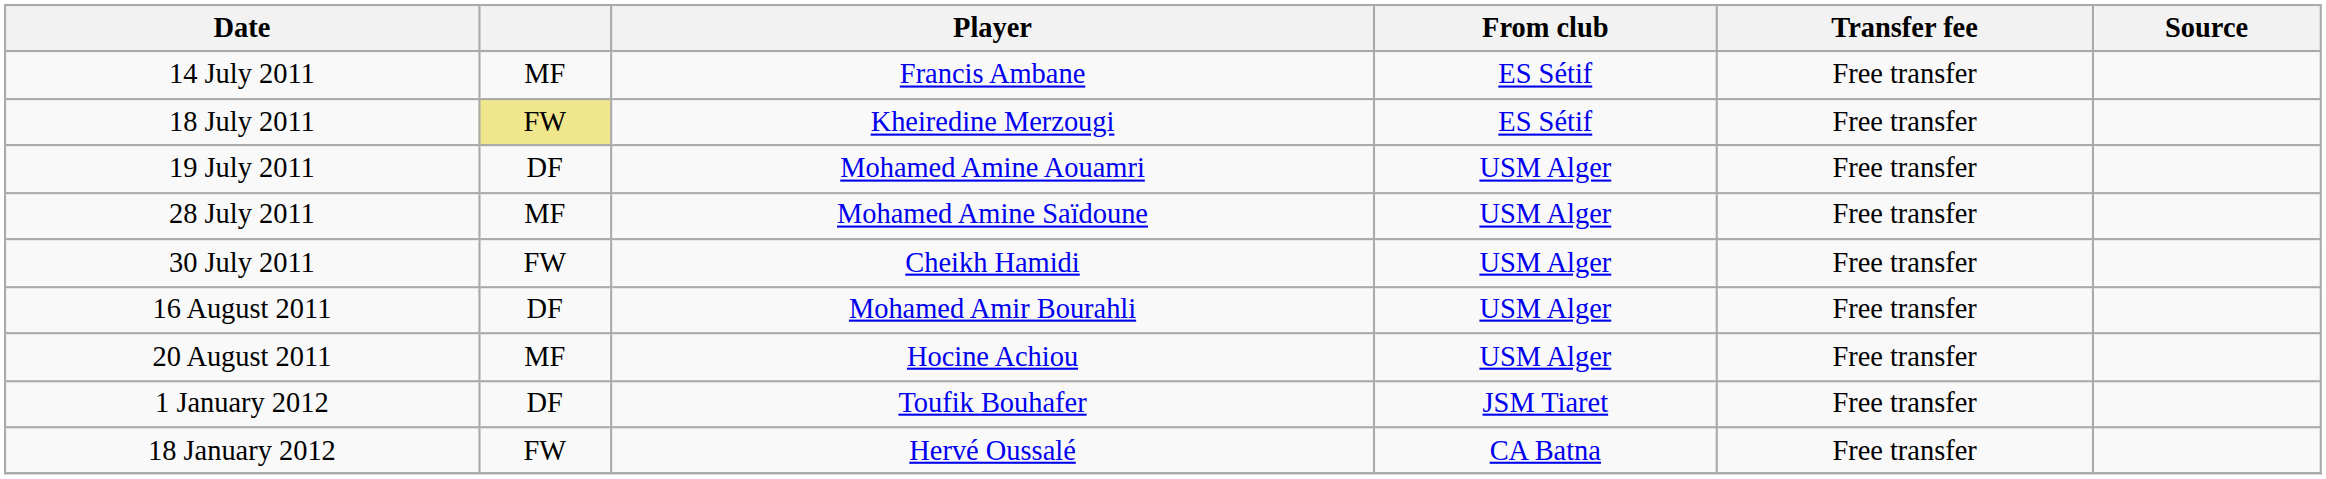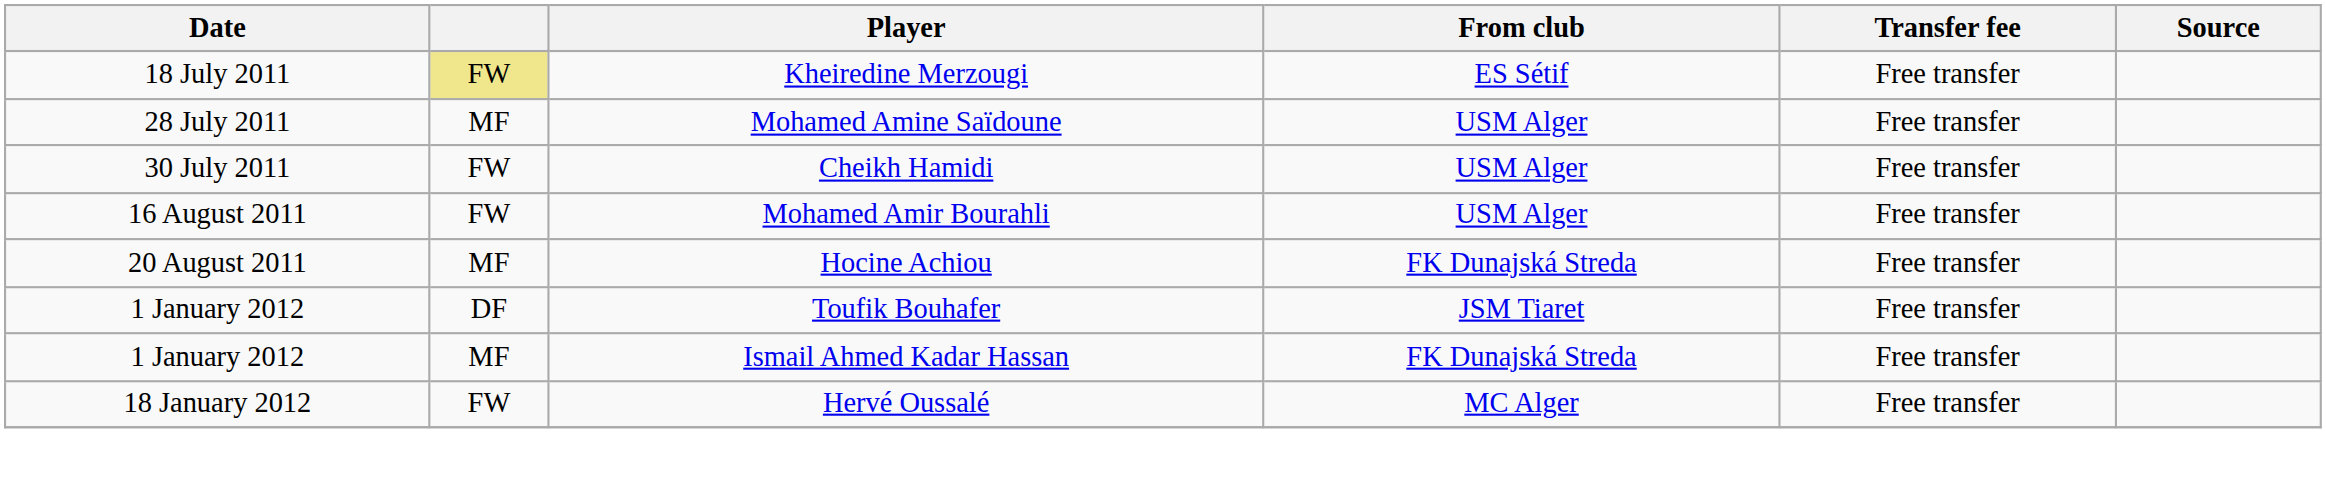- row: (993, 74)
- row: (993, 168)
(545, 308) DF -> (489, 215) FW
(1545, 355) USM Alger -> (1522, 262) FK Dunajská Streda
+ row: (906, 355)
(1545, 449) CA Batna -> (1522, 402) MC Alger
